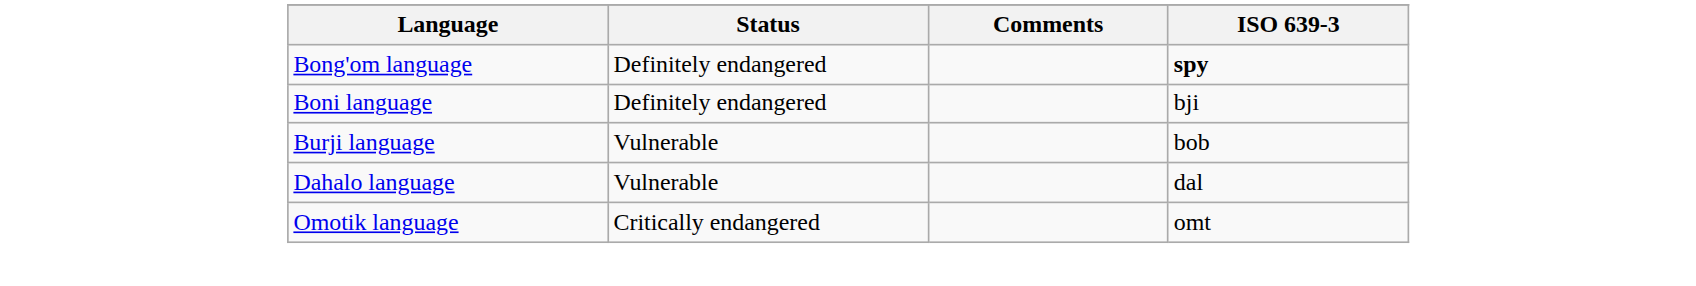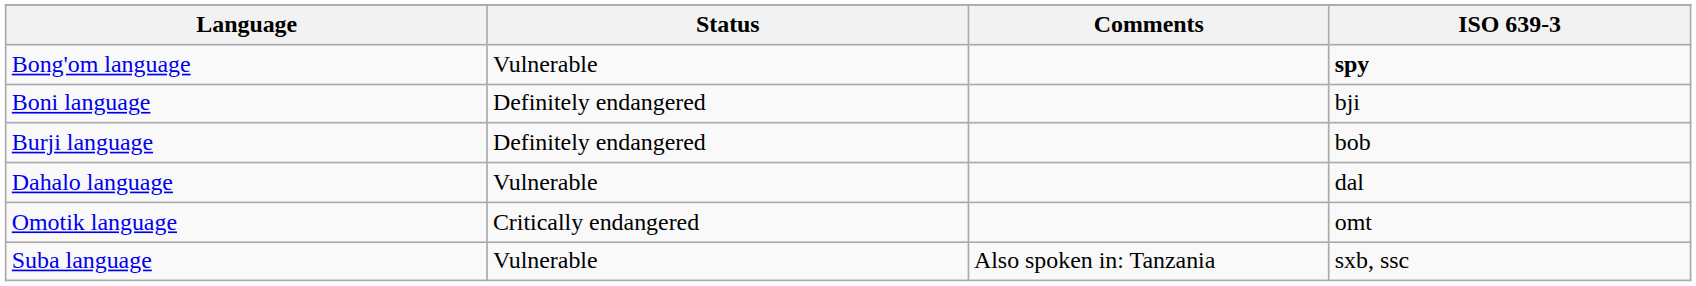(720, 63) Definitely endangered -> (545, 63) Vulnerable
(666, 142) Vulnerable -> (599, 142) Definitely endangered
+ row: (82, 260)
